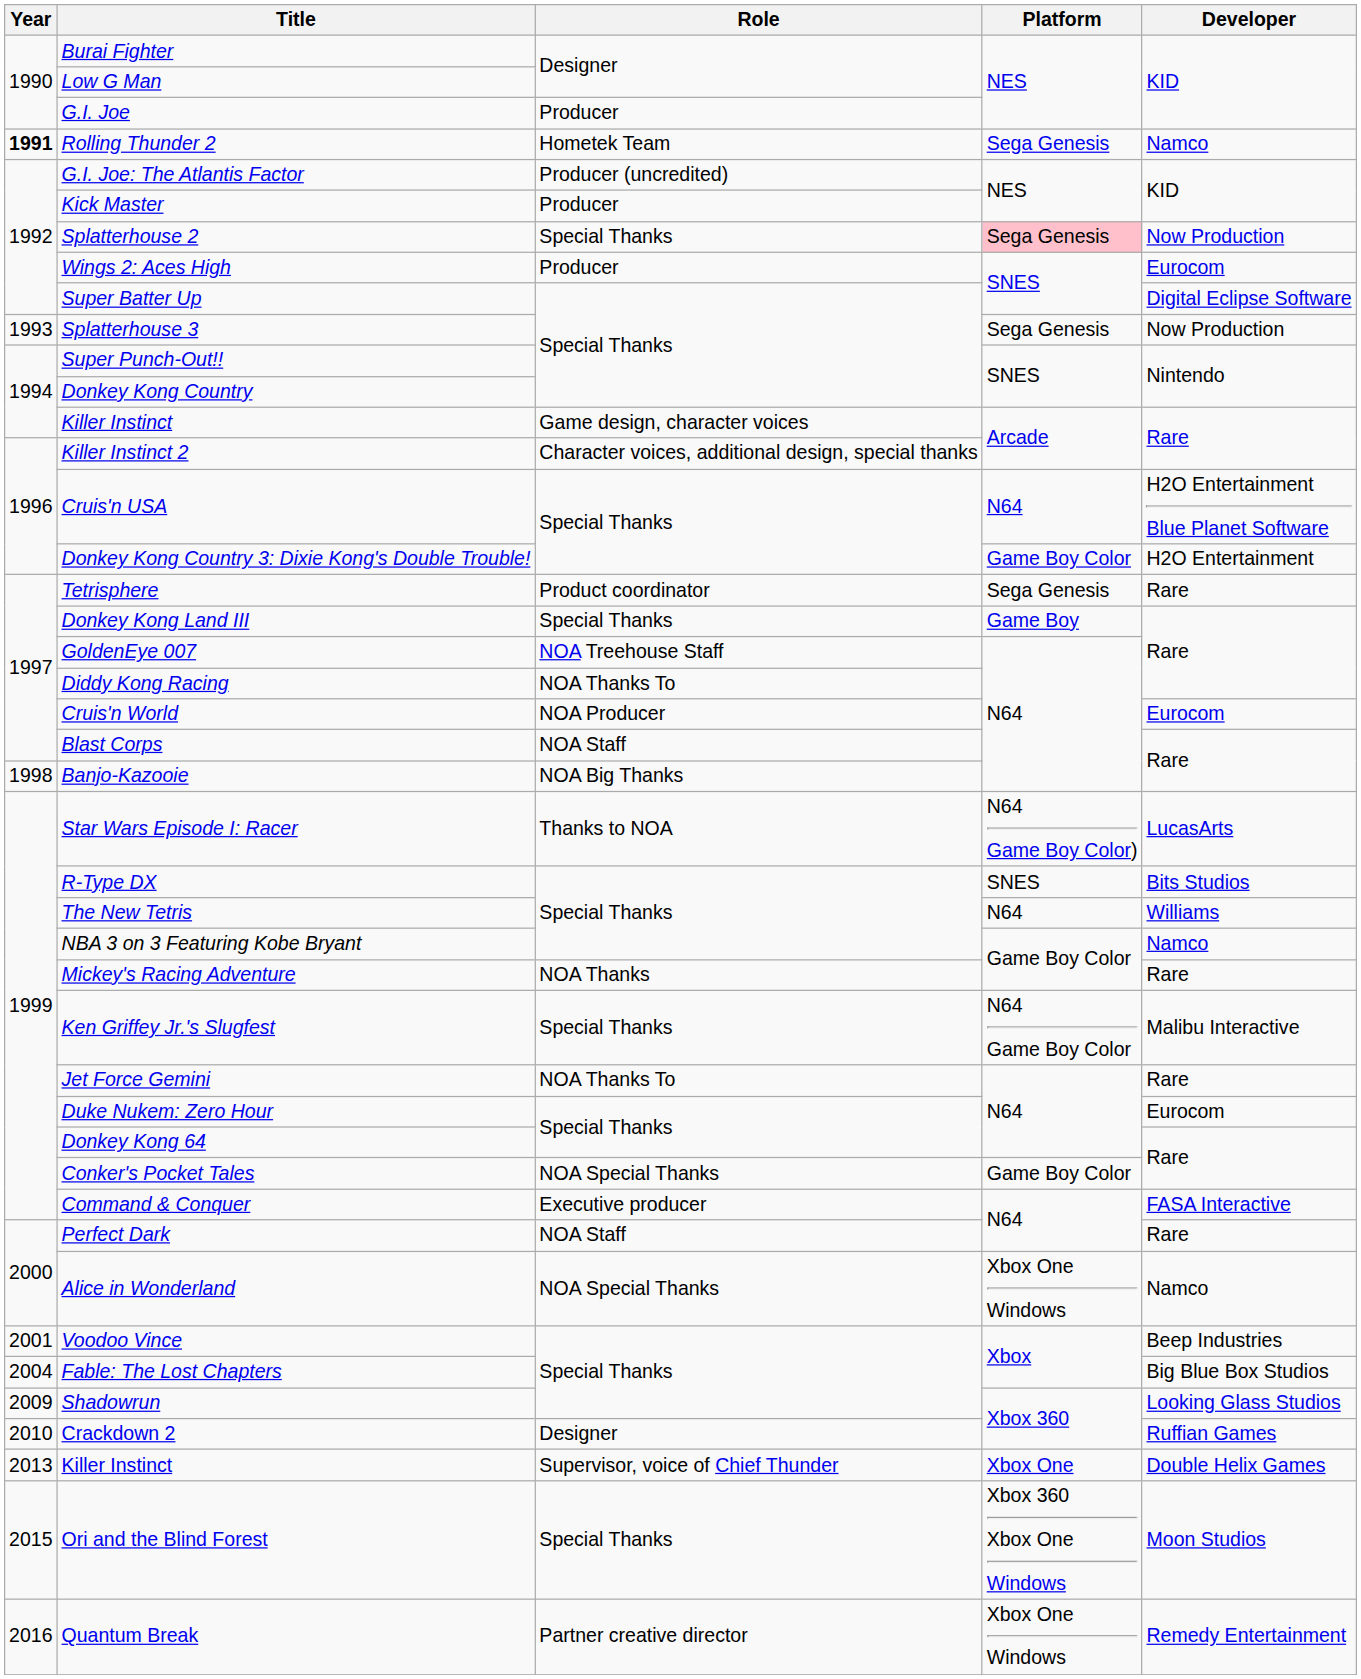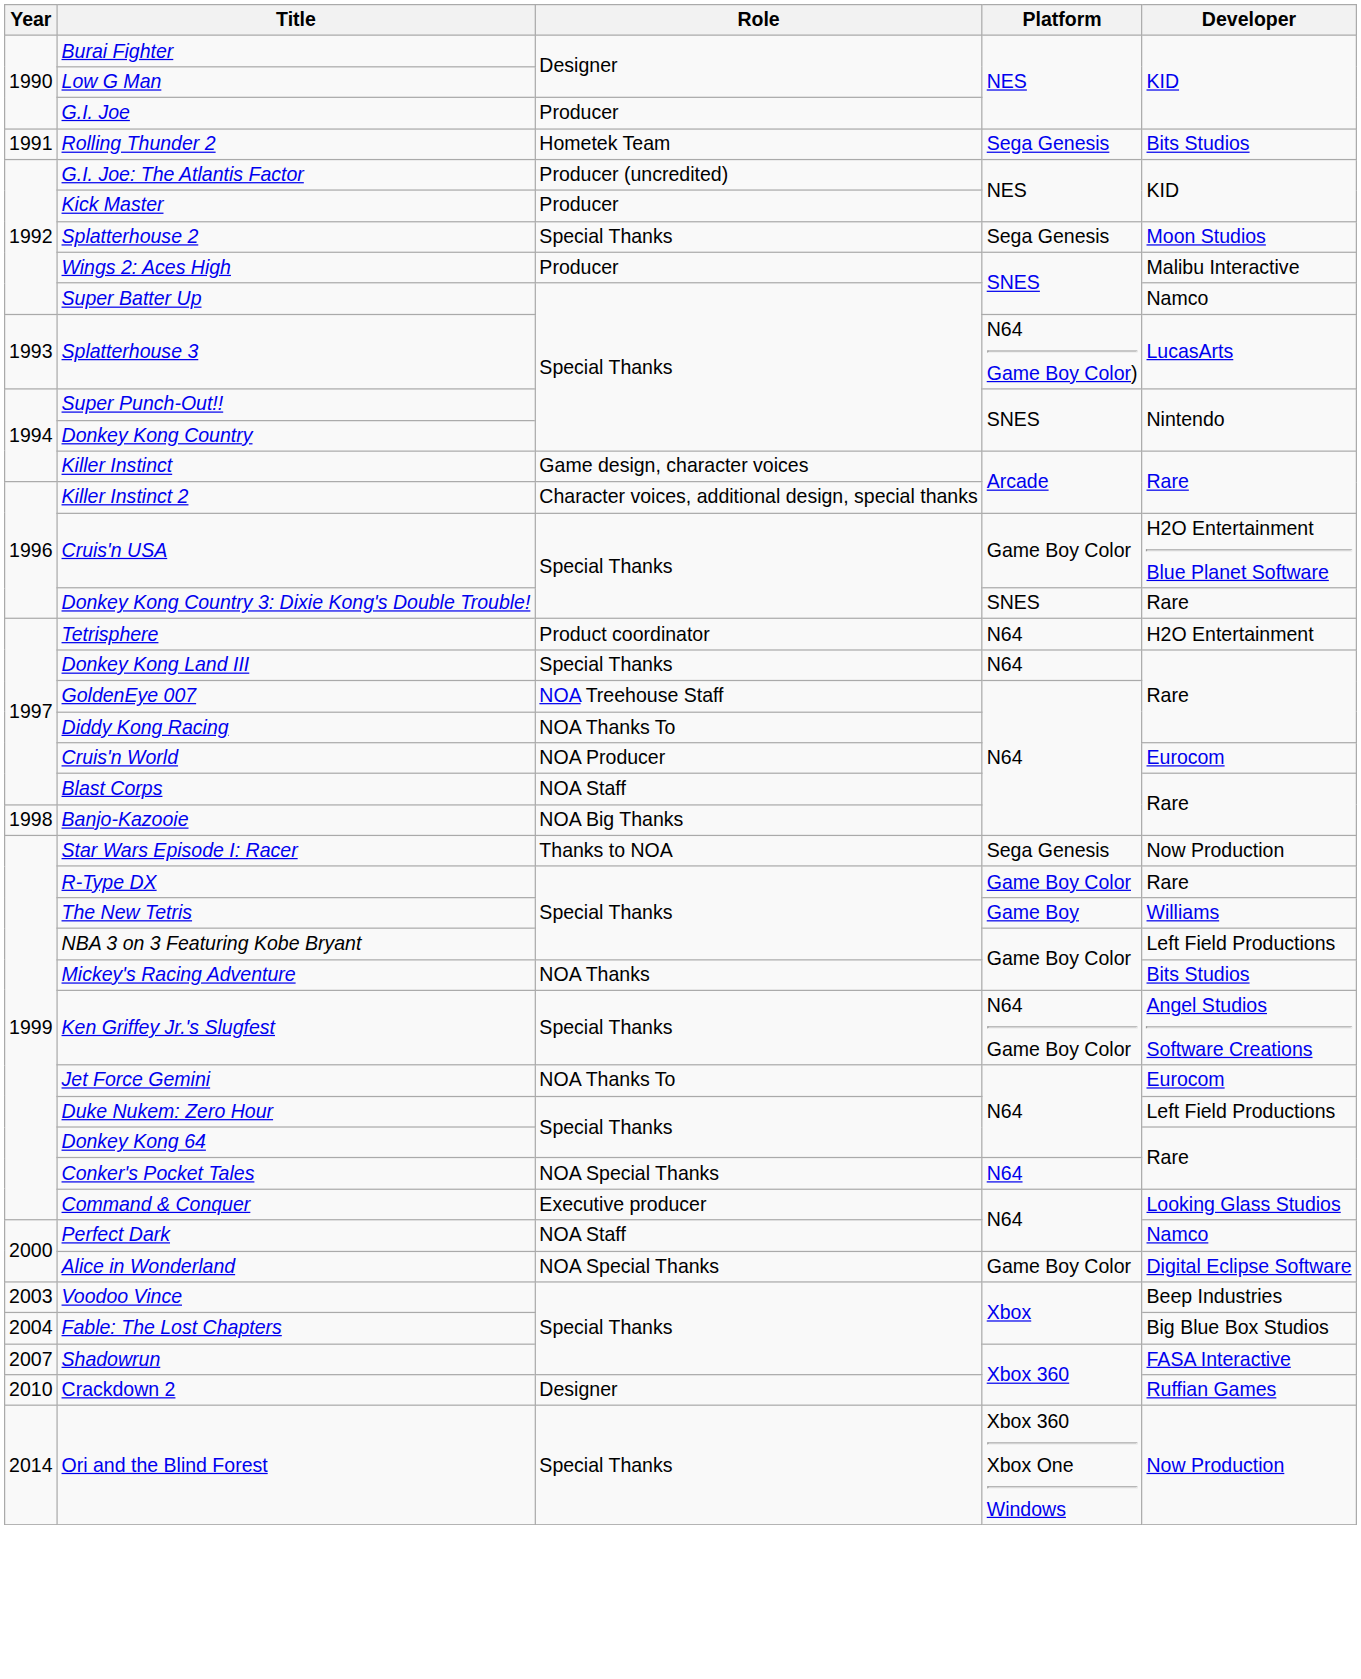(31, 143) bold -> (31, 143) normal
(1177, 143) Namco -> (1198, 143) Bits Studios
(1048, 236) pink background -> (1048, 236) no background
(1215, 236) Now Production -> (1206, 236) Moon Studios
(1186, 267) Eurocom -> (1223, 267) Malibu Interactive
(1249, 298) Digital Eclipse Software -> (1177, 298) Namco
(1048, 329) Sega Genesis -> (1062, 351) N64 Game Boy Color)
(1215, 329) Now Production -> (1190, 351) LucasArts
(1005, 506) N64 -> (1059, 550) Game Boy Color
(1059, 559) Game Boy Color -> (1013, 603) SNES
(1230, 559) H2O Entertainment -> (1168, 603) Rare
(1048, 590) Sega Genesis -> (1005, 634) N64
(1168, 590) Rare -> (1230, 634) H2O Entertainment
(1033, 621) Game Boy -> (1005, 665) N64
(1062, 828) N64 Game Boy Color) -> (1048, 850) Sega Genesis
(1190, 828) LucasArts -> (1215, 850) Now Production
(1013, 881) SNES -> (1059, 881) Game Boy Color
(1198, 881) Bits Studios -> (1168, 881) Rare
(1005, 912) N64 -> (1033, 912) Game Boy
(1177, 943) Namco -> (1241, 943) Left Field Productions
(1168, 974) Rare -> (1198, 974) Bits Studios
(1223, 1027) Malibu Interactive -> (1249, 1027) Angel Studios Software Creations
(1168, 1080) Rare -> (1186, 1080) Eurocom
(1186, 1111) Eurocom -> (1241, 1111) Left Field Productions
(1059, 1173) Game Boy Color -> (1005, 1173) N64
(1219, 1204) FASA Interactive -> (1244, 1204) Looking Glass Studios
(1168, 1235) Rare -> (1177, 1235) Namco
(1062, 1288) Xbox One Windows -> (1059, 1266) Game Boy Color
(1177, 1288) Namco -> (1249, 1266) Digital Eclipse Software
(31, 1341) 2001 -> (31, 1297) 2003
(31, 1403) 2009 -> (31, 1359) 2007
(1244, 1403) Looking Glass Studios -> (1219, 1359) FASA Interactive
- row: (117, 1464)
(31, 1539) 2015 -> (31, 1464) 2014
(1206, 1539) Moon Studios -> (1215, 1464) Now Production
- row: (130, 1636)
